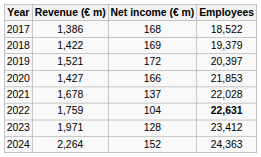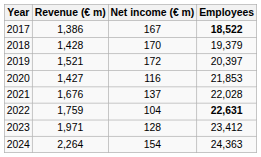(152, 29) 168 -> (152, 29) 167
(227, 29) normal -> (227, 29) bold
(70, 45) 1,422 -> (70, 45) 1,428
(152, 45) 169 -> (152, 45) 170
(152, 78) 166 -> (152, 78) 116
(70, 95) 1,678 -> (70, 95) 1,676
(152, 144) 152 -> (152, 144) 154
